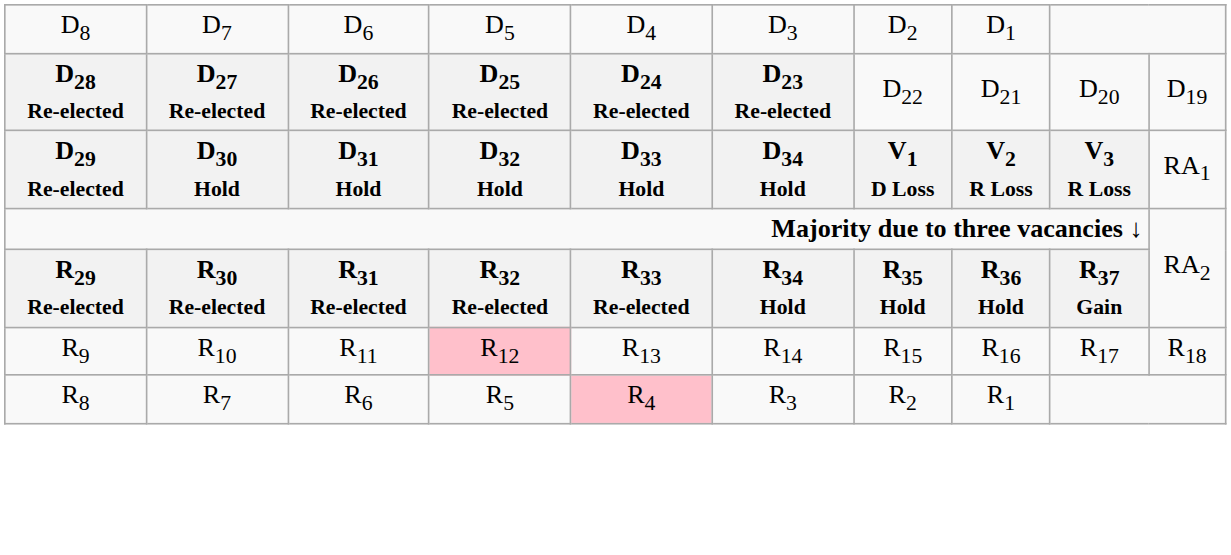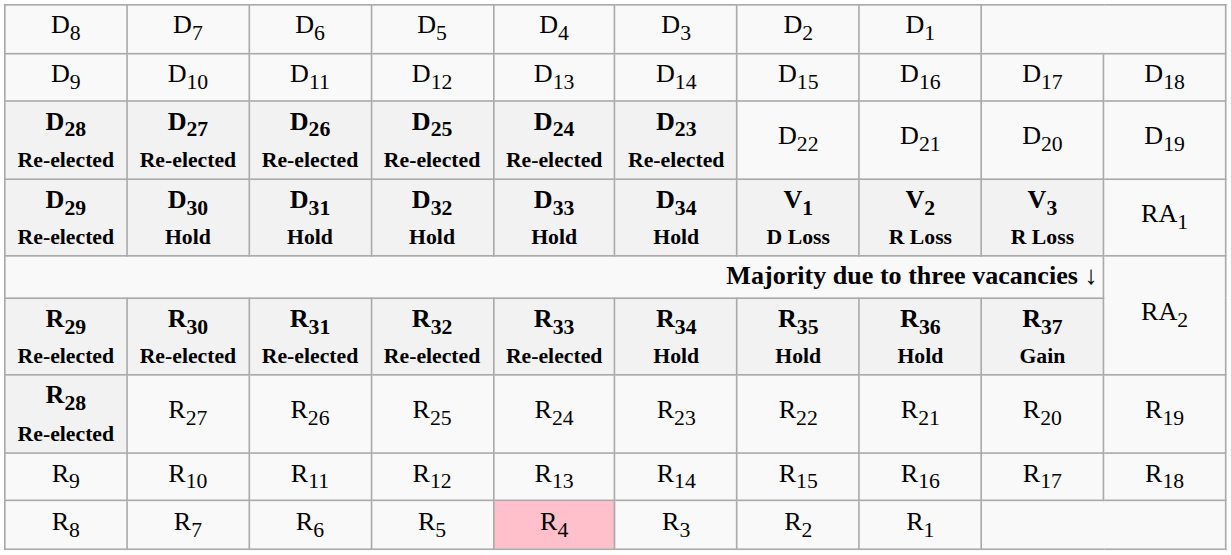+ row: (66, 76)
+ row: (66, 413)
(500, 350) pink background -> (432, 476) no background
